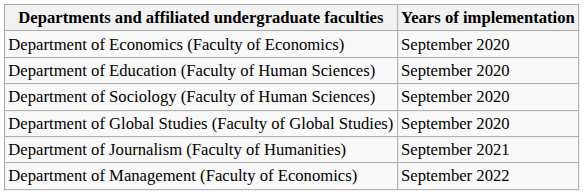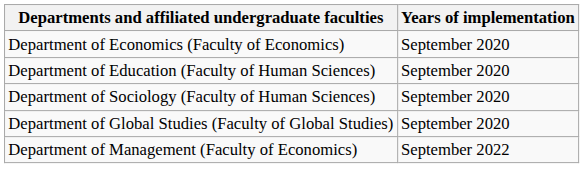- row: (177, 149)
